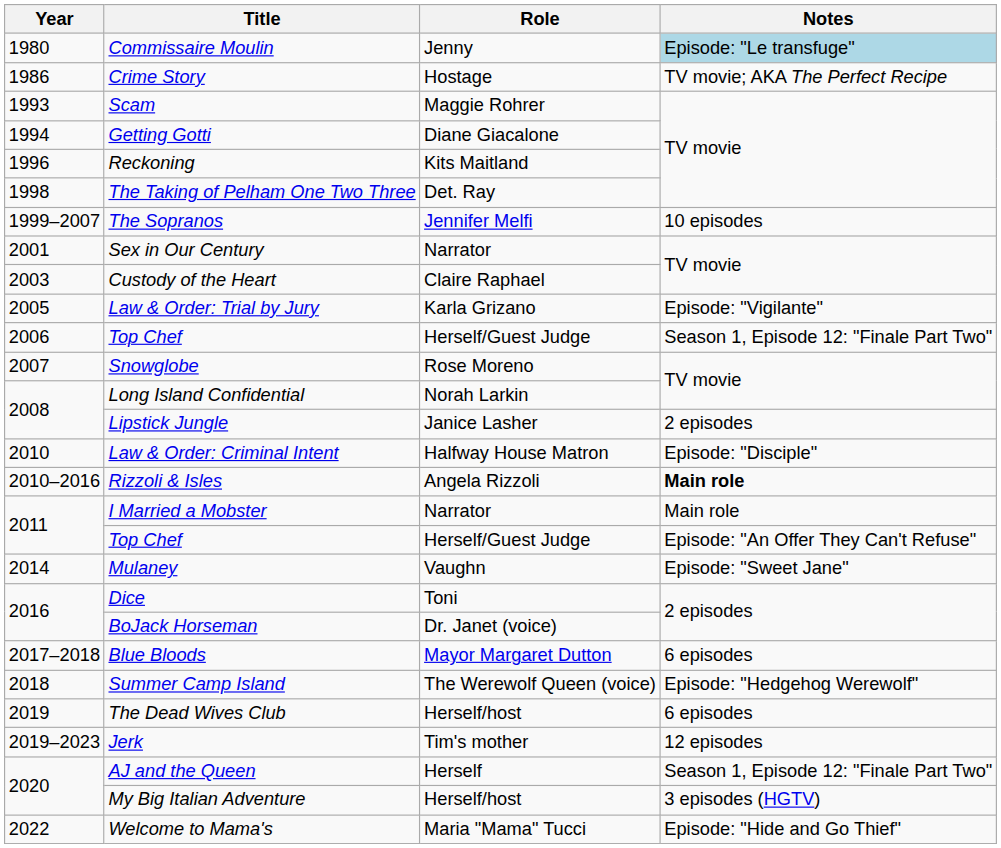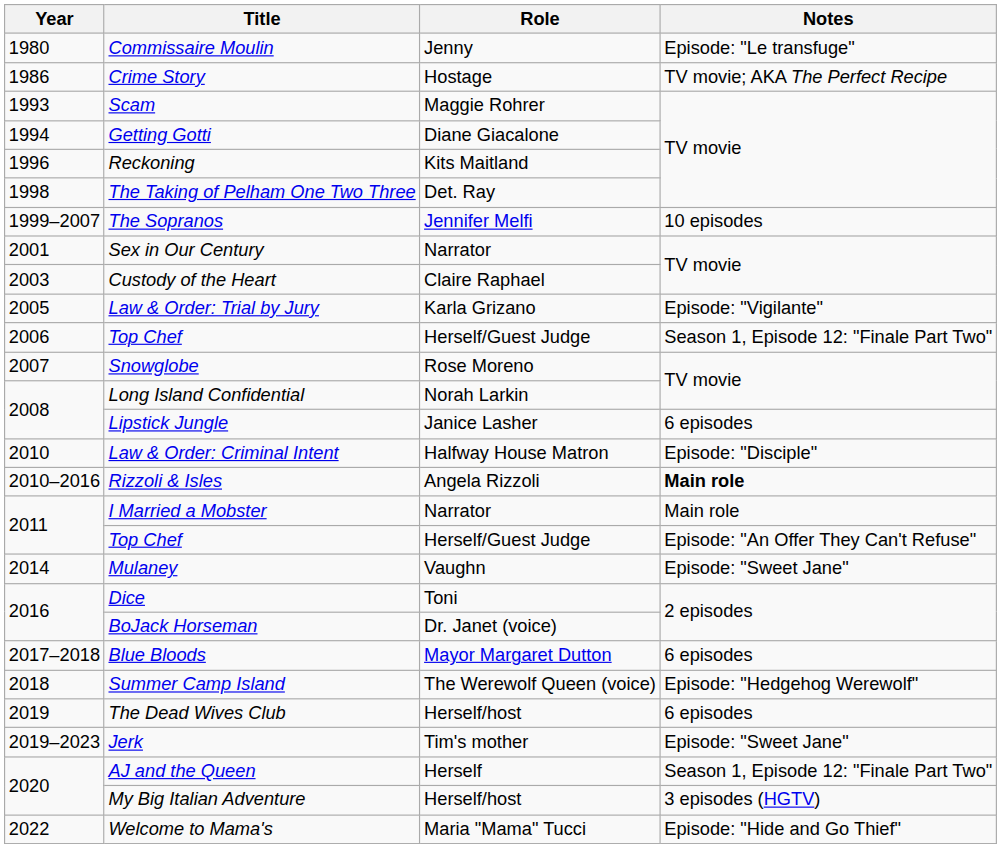(760, 47) lightblue background -> (760, 47) no background
(708, 423) 2 episodes -> (708, 423) 6 episodes
(713, 742) 12 episodes -> (756, 742) Episode: "Sweet Jane"
